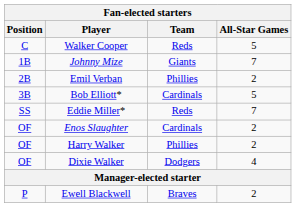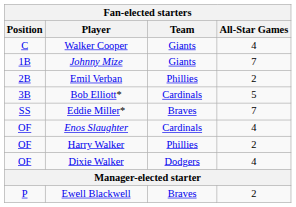(182, 45) Reds -> (182, 45) Giants
(254, 45) 5 -> (254, 45) 4
(182, 111) Reds -> (182, 111) Braves
(254, 128) 2 -> (254, 128) 4
